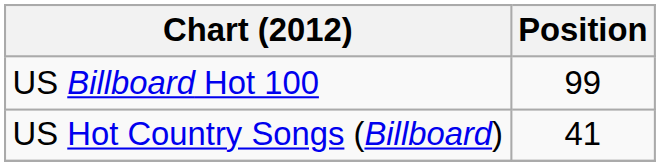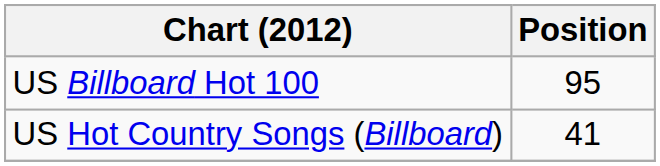(583, 82) 99 -> (583, 82) 95
